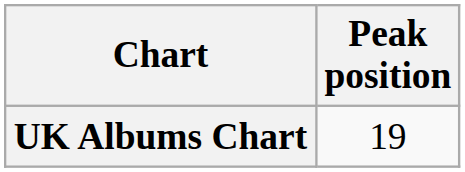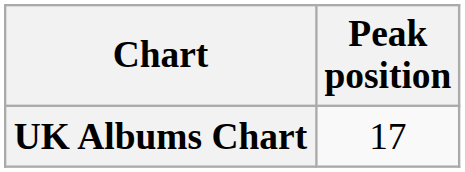(388, 135) 19 -> (388, 135) 17
